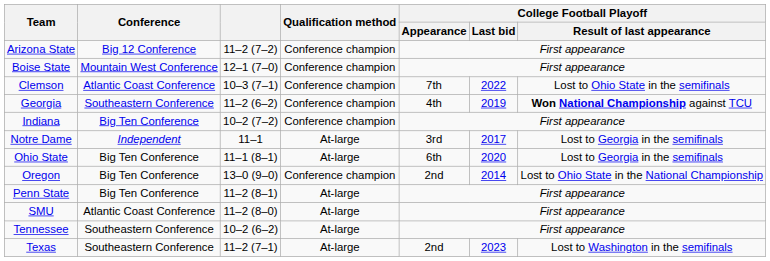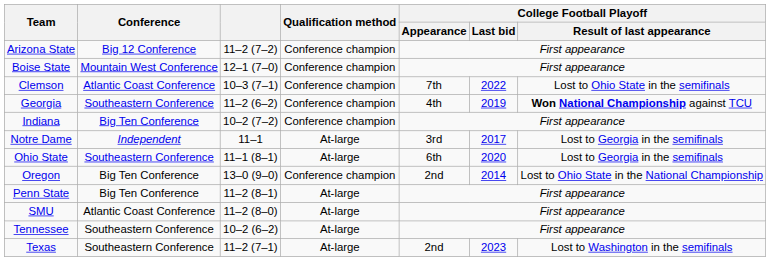(149, 157) Big Ten Conference -> (149, 157) Southeastern Conference
